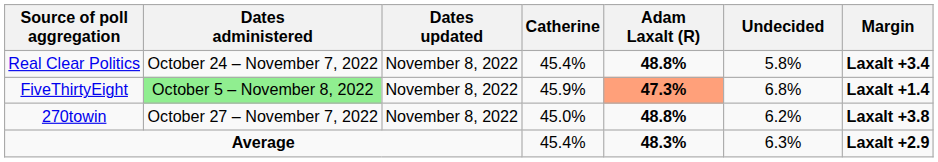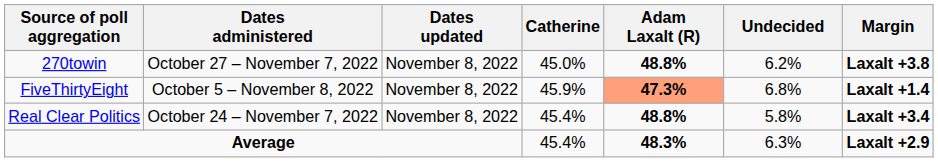rows swapped: (74, 63) <-> (74, 117)
(263, 90) lightgreen background -> (263, 90) no background
